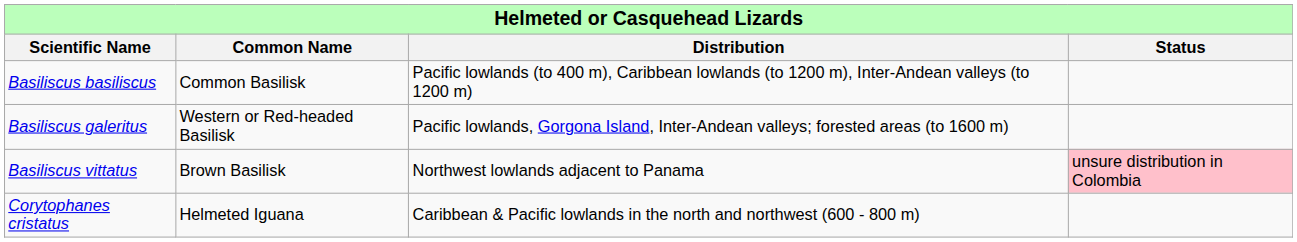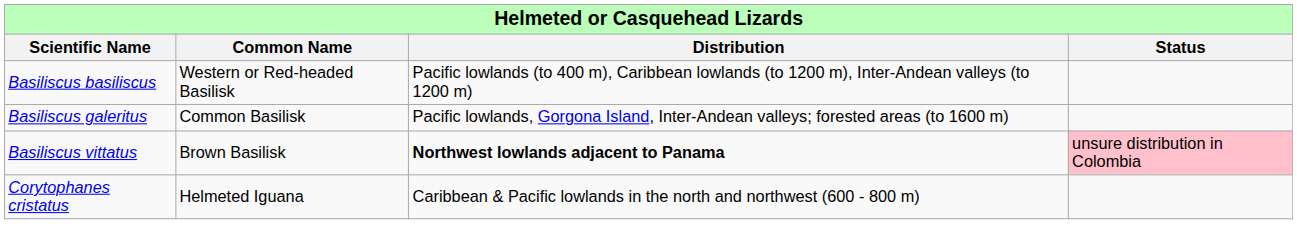(242, 82) Common Basilisk -> (266, 82) Western or Red-headed Basilisk
(266, 126) Western or Red-headed Basilisk -> (242, 117) Common Basilisk
(558, 170) normal -> (569, 152) bold
